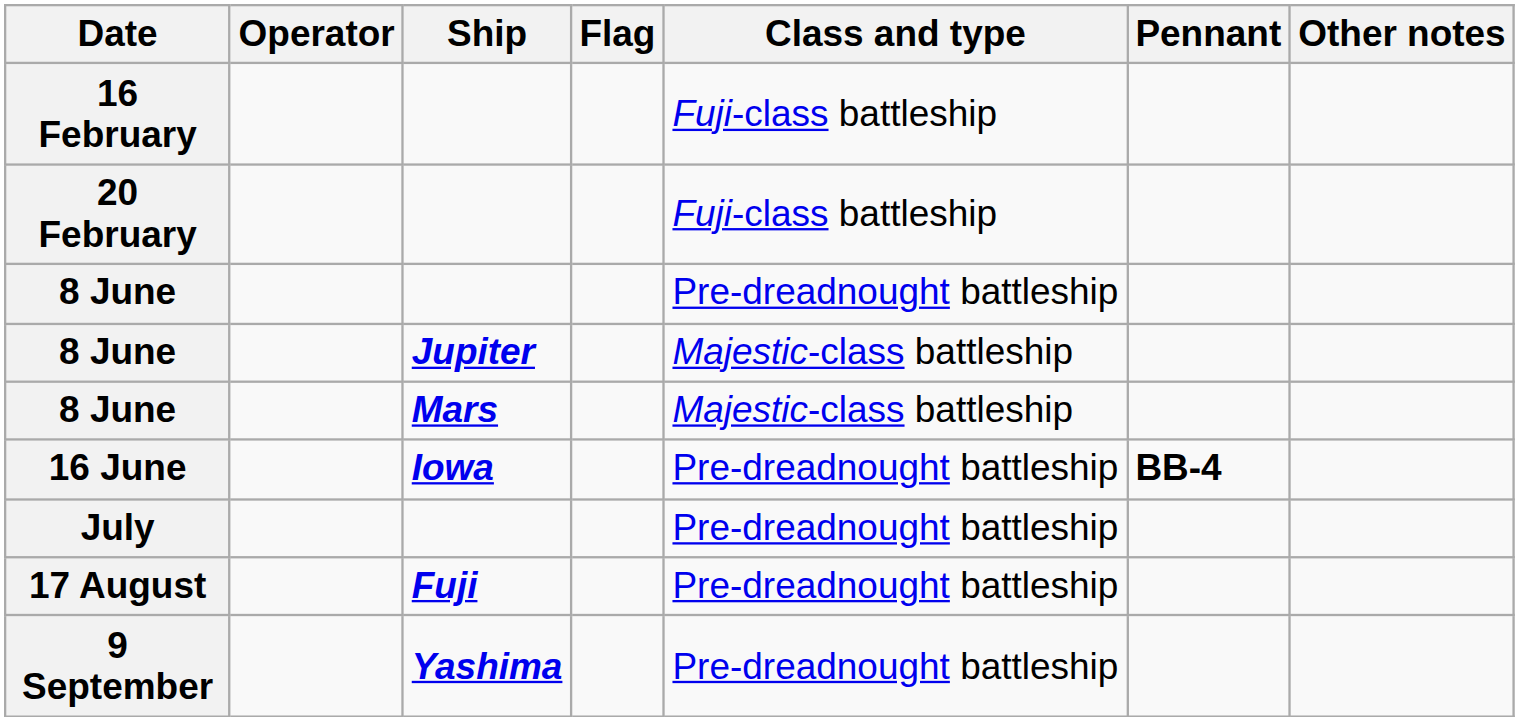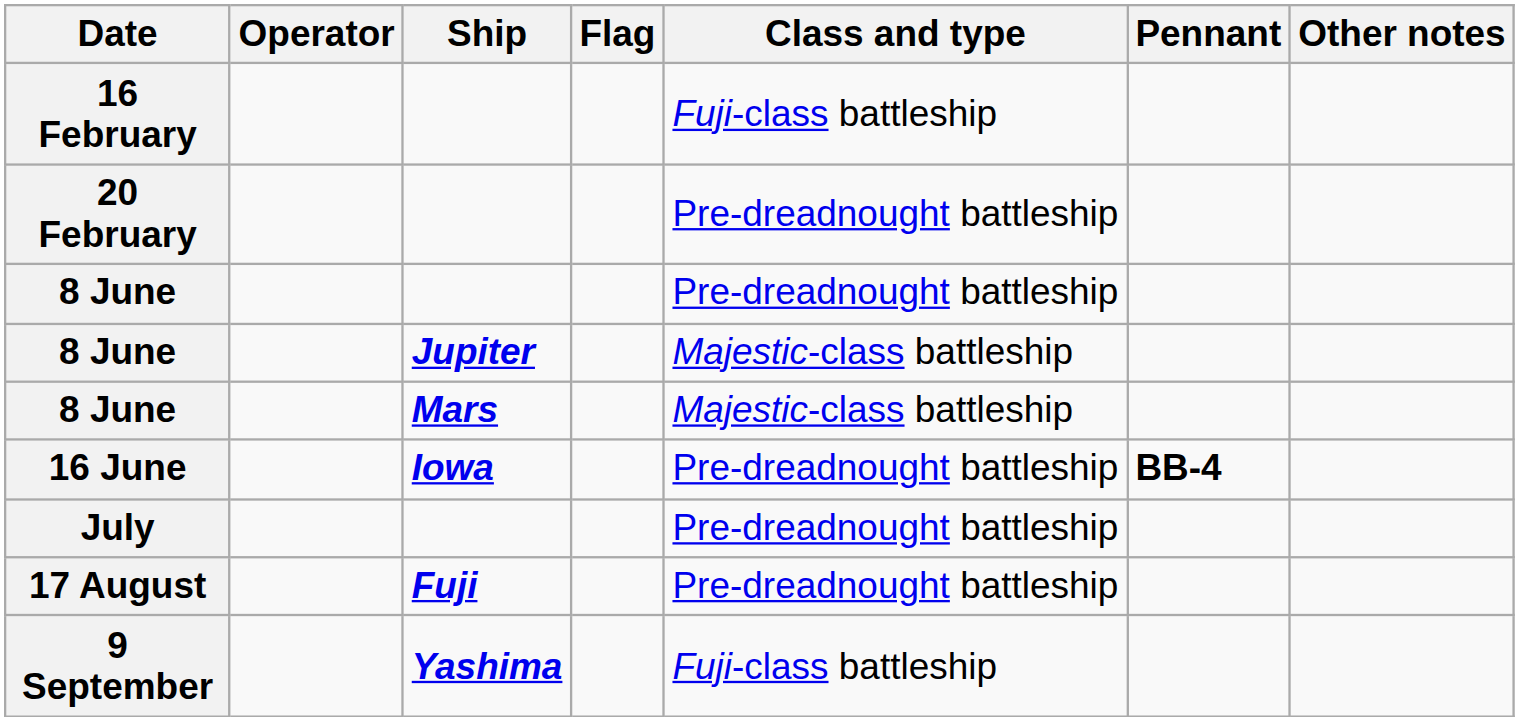(835, 213) Fuji-class battleship -> (895, 213) Pre-dreadnought battleship
(895, 665) Pre-dreadnought battleship -> (835, 665) Fuji-class battleship
